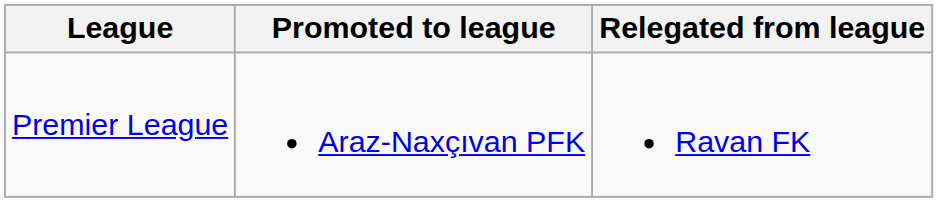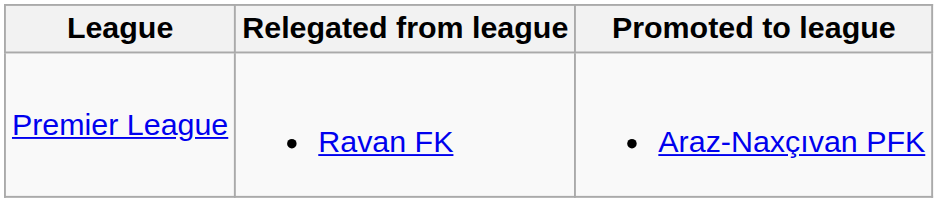columns swapped: (414, 28) <-> (762, 28)
